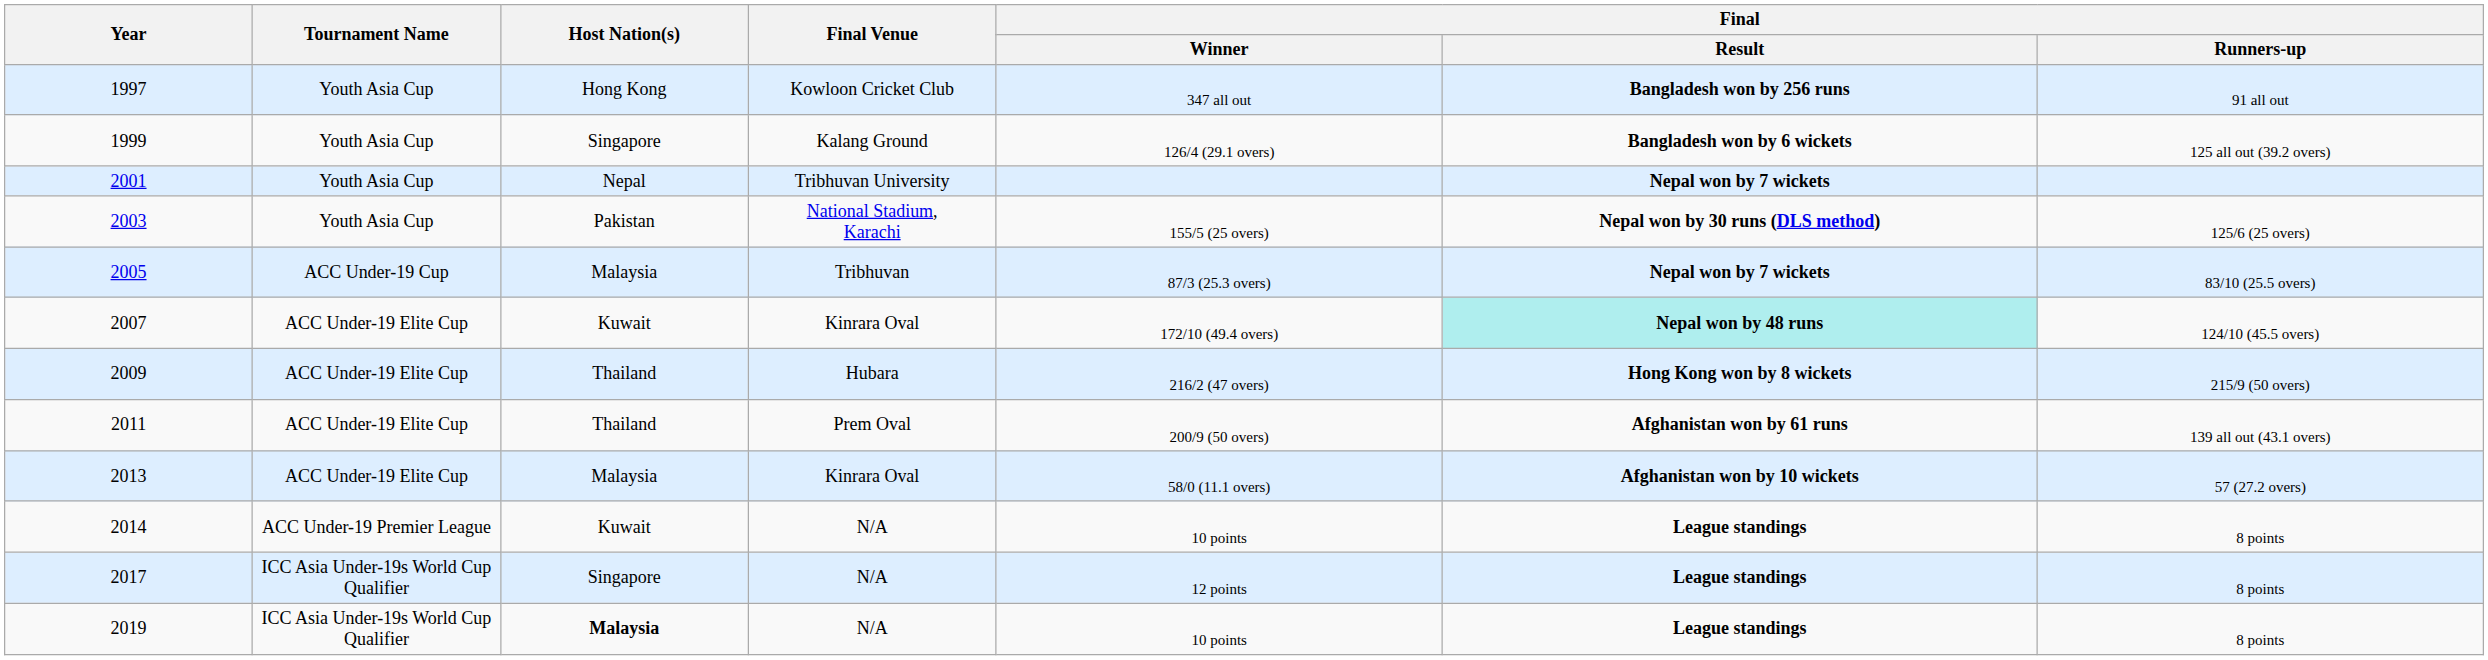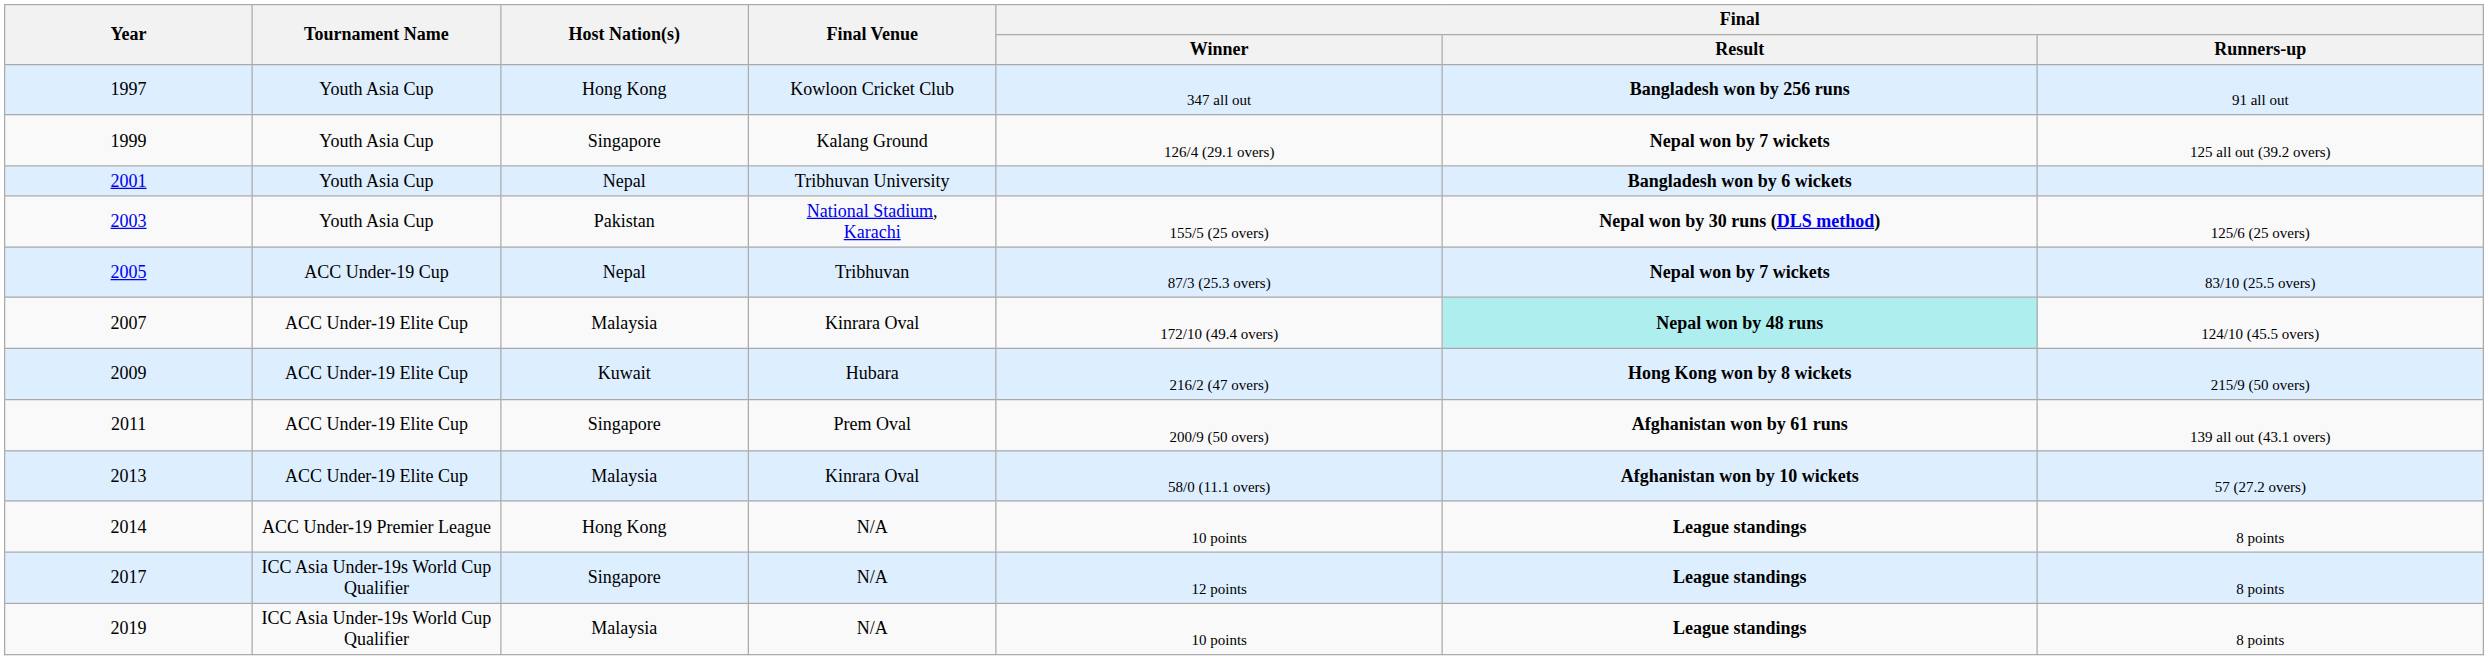(1740, 140) Bangladesh won by 6 wickets -> (1740, 140) Nepal won by 7 wickets
(1740, 180) Nepal won by 7 wickets -> (1740, 180) Bangladesh won by 6 wickets
(624, 272) Malaysia -> (624, 272) Nepal
(624, 323) Kuwait -> (624, 323) Malaysia
(624, 374) Thailand -> (624, 374) Kuwait
(624, 425) Thailand -> (624, 425) Singapore
(624, 526) Kuwait -> (624, 526) Hong Kong
(624, 628) bold -> (624, 628) normal
